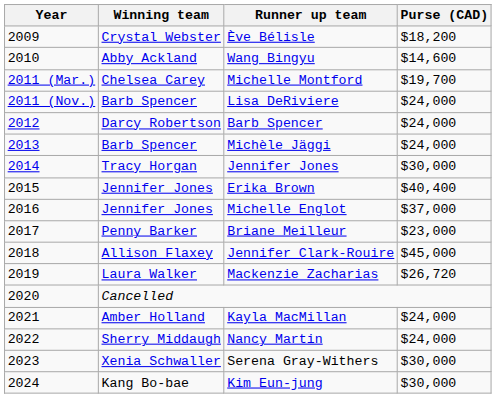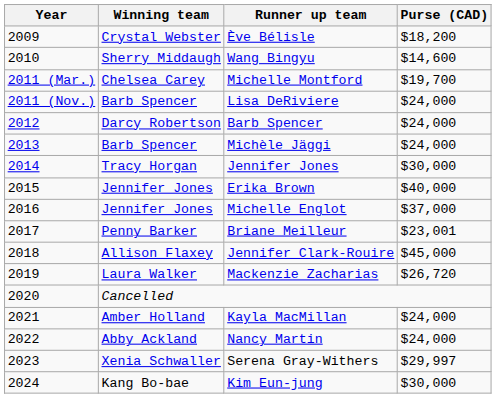(149, 59) Abby Ackland -> (161, 59) Sherry Middaugh
(428, 188) $40,400 -> (428, 188) $40,000
(428, 231) $23,000 -> (428, 231) $23,001
(161, 339) Sherry Middaugh -> (149, 339) Abby Ackland
(428, 361) $30,000 -> (428, 361) $29,997
